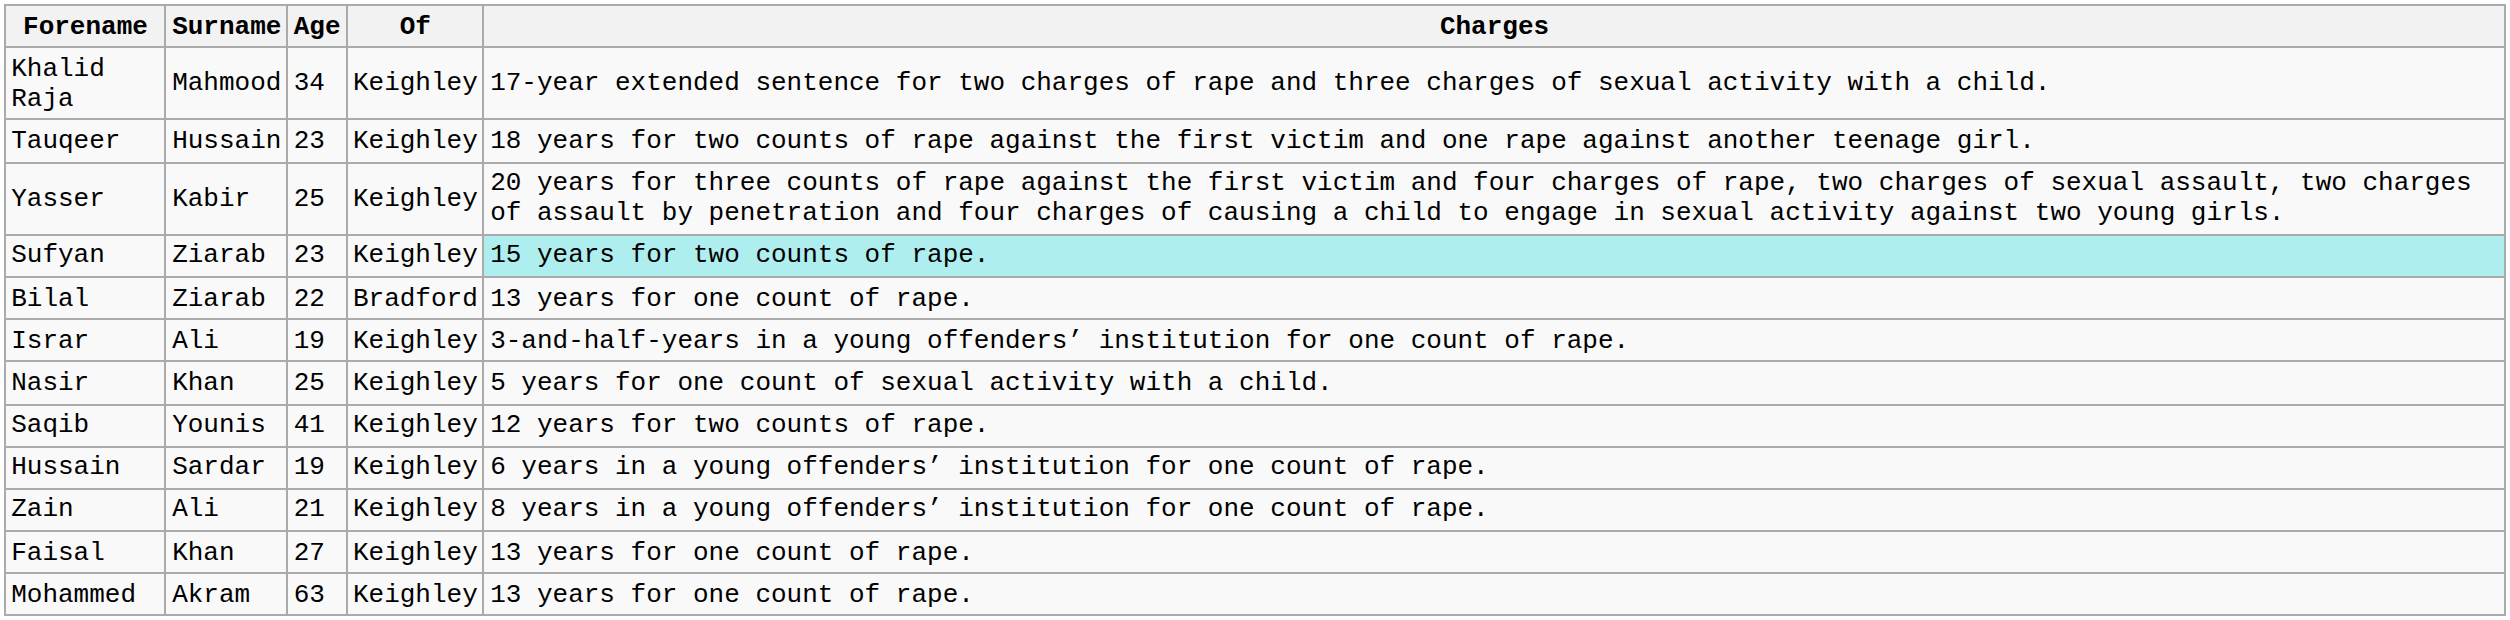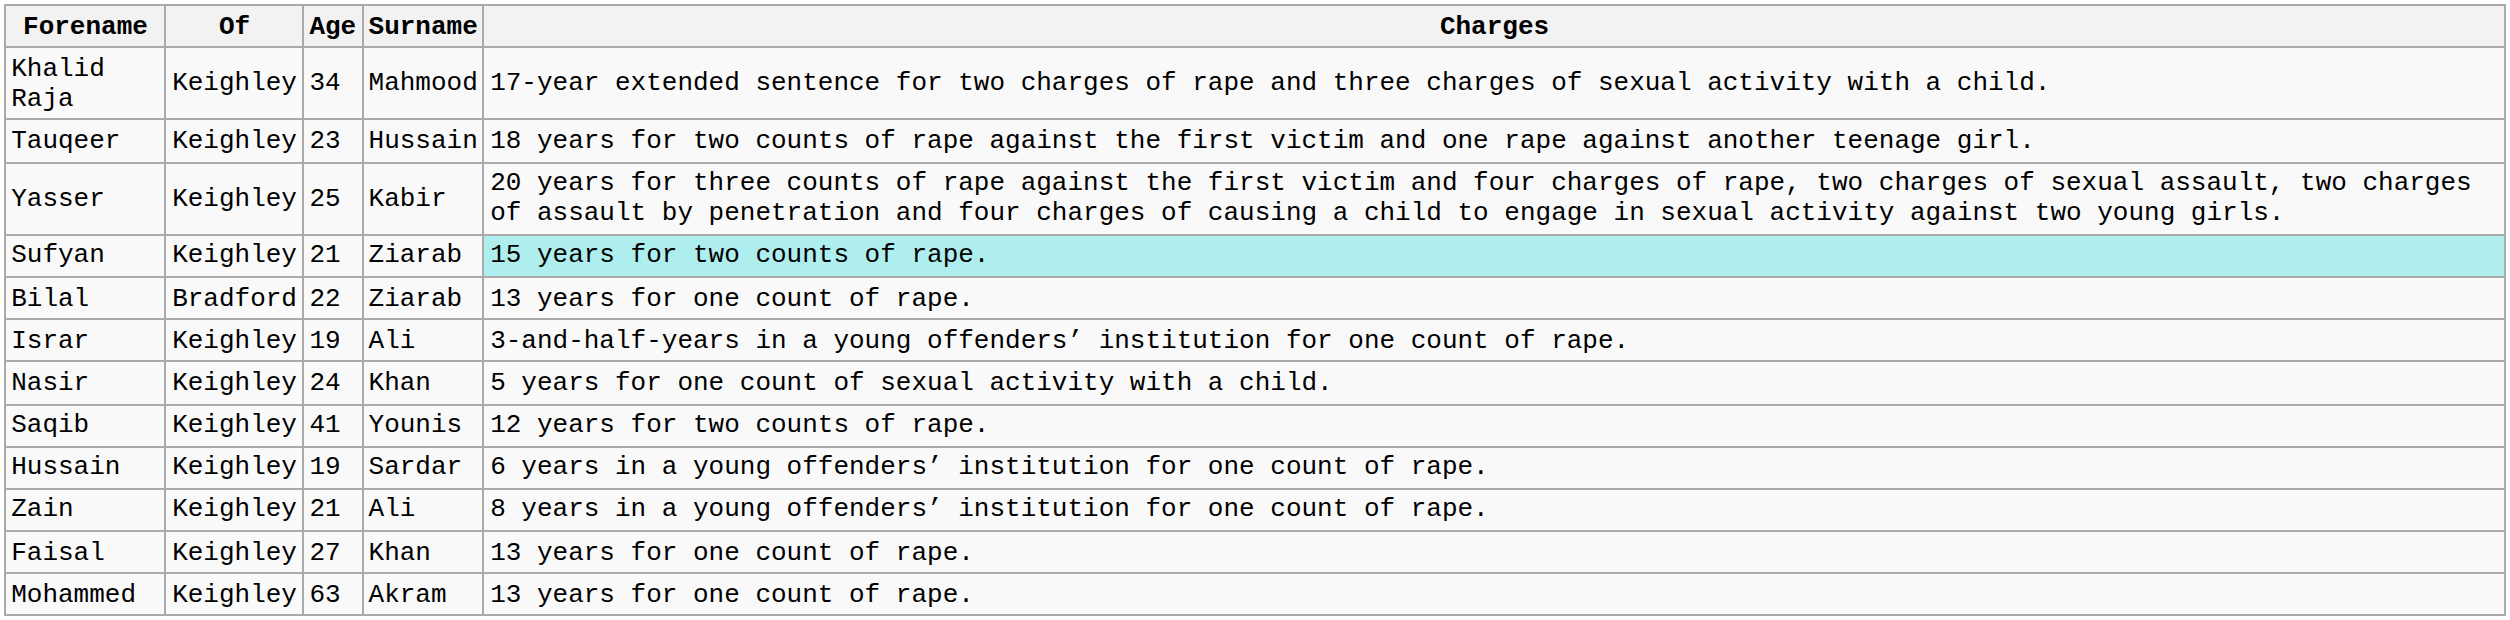columns swapped: (227, 26) <-> (415, 26)
(309, 256) 23 -> (325, 256) 21
(309, 383) 25 -> (325, 383) 24
